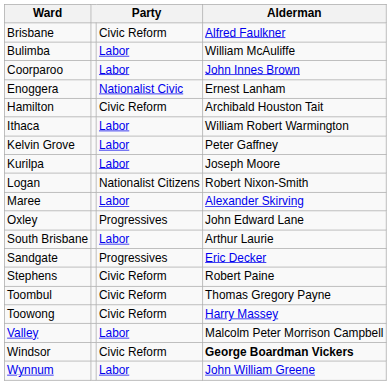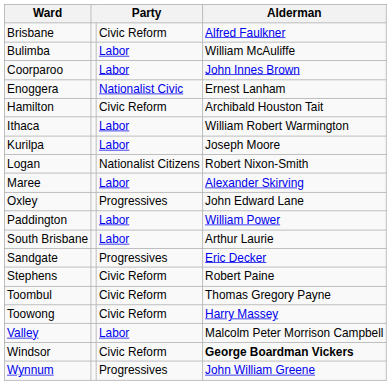- row: (41, 145)
+ row: (37, 220)
(114, 370) Labor -> (133, 370) Progressives
